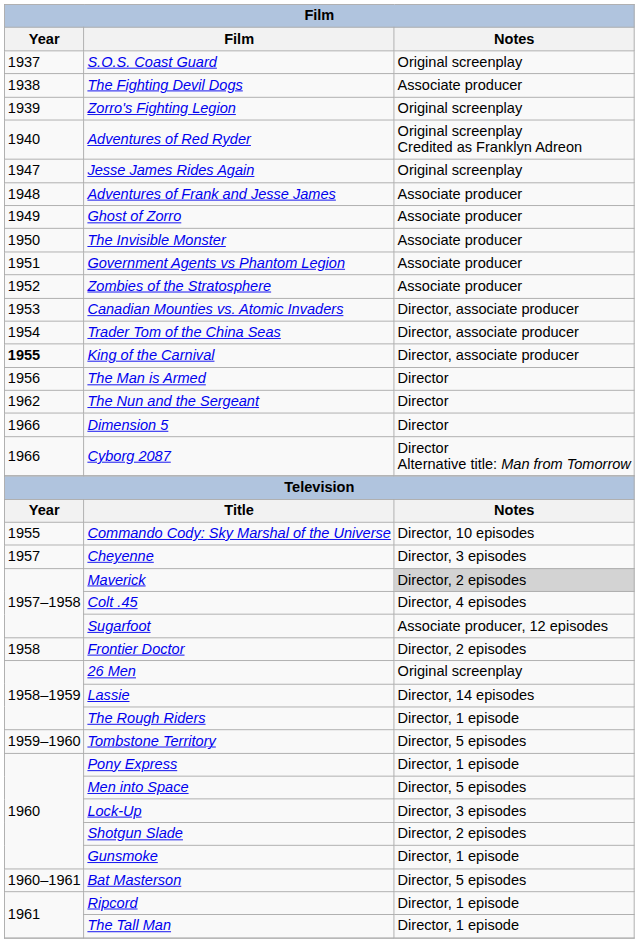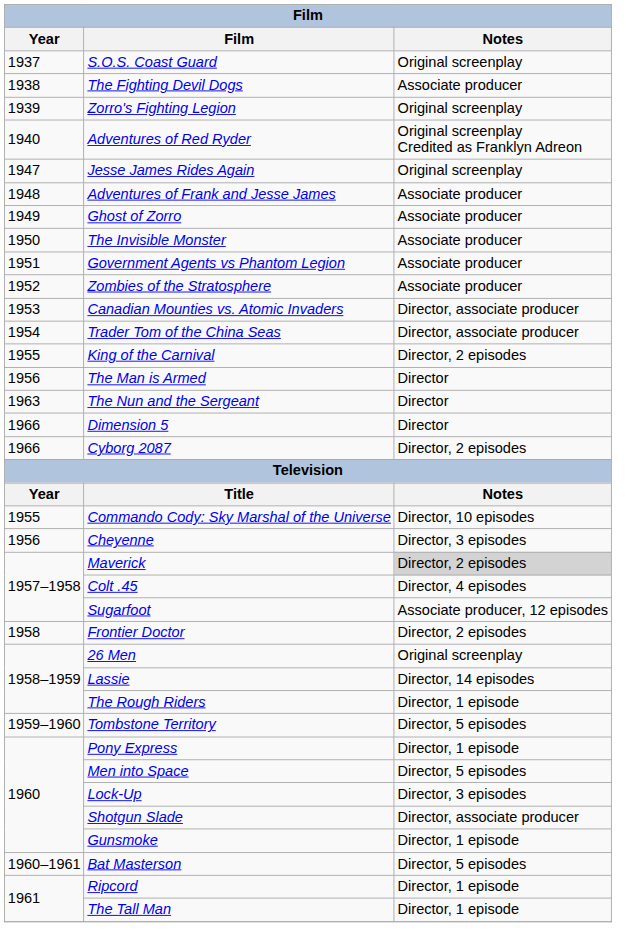(24, 355) bold -> (24, 355) normal
(488, 355) Director, associate producer -> (462, 355) Director, 2 episodes
(24, 401) 1962 -> (24, 401) 1963
(514, 456) Director Alternative title: Man from Tomorrow -> (462, 448) Director, 2 episodes
(24, 556) 1957 -> (24, 540) 1956
(462, 833) Director, 2 episodes -> (488, 817) Director, associate producer
